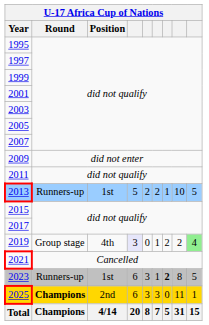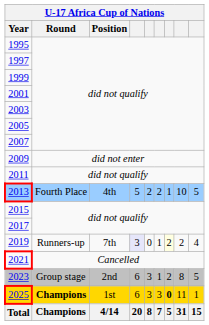(60, 192) Runners-up -> (61, 192) Fourth Place
(108, 192) 1st -> (109, 192) 4th
(60, 242) Group stage -> (61, 242) Runners-up
(108, 242) 4th -> (109, 242) 7th
(167, 242) no background -> (169, 242) lightyellow background
(194, 242) lightgreen background -> (196, 242) no background
(60, 277) Runners-up -> (61, 277) Group stage
(108, 277) 1st -> (109, 277) 2nd
(167, 277) bold -> (169, 277) normal
(108, 295) 2nd -> (109, 295) 1st
(167, 295) normal -> (169, 295) bold
